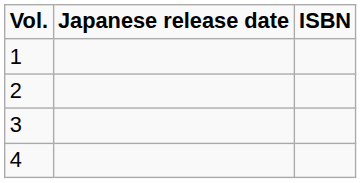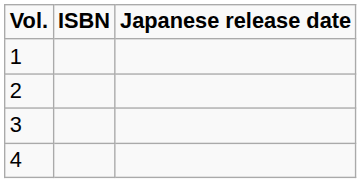columns swapped: (174, 21) <-> (325, 21)
